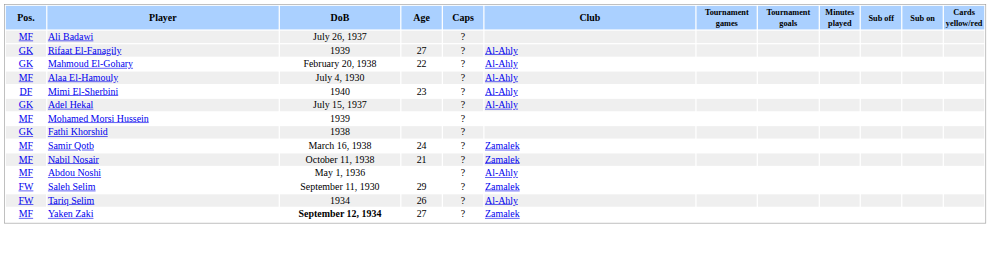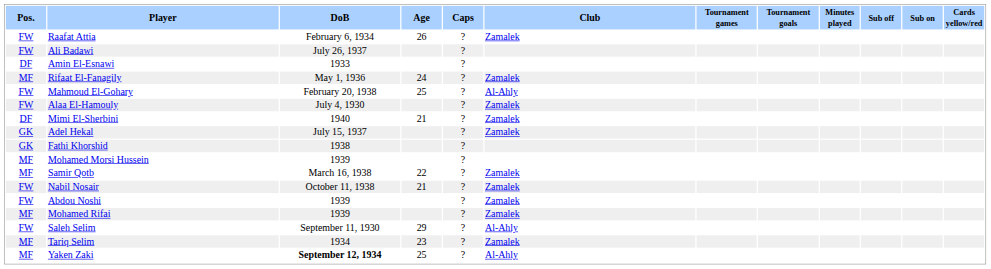+ row: (72, 37)
(26, 37) MF -> (26, 50) FW
+ row: (81, 64)
(26, 50) GK -> (26, 77) MF
(340, 50) 1939 -> (340, 77) May 1, 1936
(422, 50) 27 -> (422, 77) 24
(502, 50) Al-Ahly -> (502, 77) Zamalek
(26, 64) GK -> (26, 91) FW
(422, 64) 22 -> (422, 91) 25
(26, 77) MF -> (26, 105) FW
(502, 77) Al-Ahly -> (502, 105) Zamalek
(422, 91) 23 -> (422, 118) 21
(502, 91) Al-Ahly -> (502, 118) Zamalek
(502, 105) Al-Ahly -> (502, 132) Zamalek
rows swapped: (98, 118) <-> (78, 132)
(422, 146) 24 -> (422, 173) 22
(26, 159) MF -> (26, 187) FW
(26, 173) MF -> (26, 200) FW
(340, 173) May 1, 1936 -> (340, 200) 1939
(502, 173) Al-Ahly -> (502, 200) Zamalek
+ row: (79, 214)
(502, 187) Zamalek -> (502, 228) Al-Ahly
(26, 200) FW -> (26, 241) MF
(422, 200) 26 -> (422, 241) 23
(502, 200) Al-Ahly -> (502, 241) Zamalek
(422, 214) 27 -> (422, 255) 25
(502, 214) Zamalek -> (502, 255) Al-Ahly
